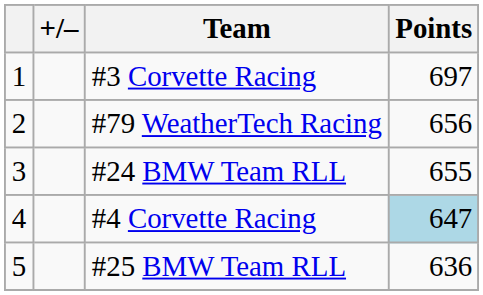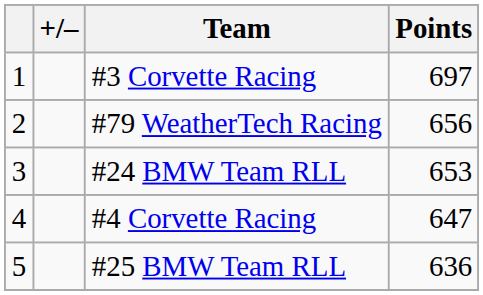(451, 171) 655 -> (451, 171) 653
(451, 218) lightblue background -> (451, 218) no background
